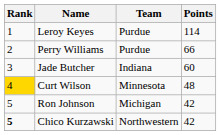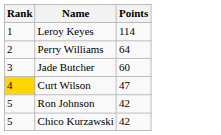- column: (149, 13)
(189, 50) 66 -> (124, 50) 64
(189, 86) 48 -> (124, 86) 47
(10, 122) bold -> (10, 122) normal
